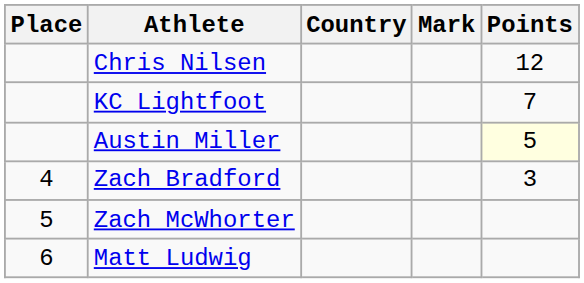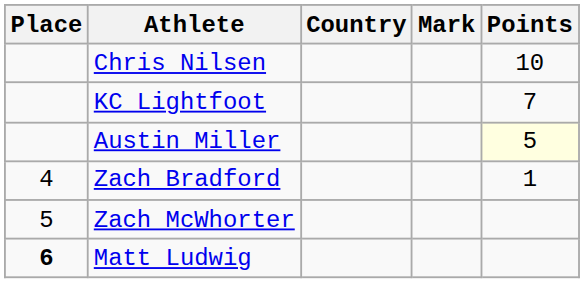(530, 63) 12 -> (530, 63) 10
(530, 180) 3 -> (530, 180) 1
(46, 258) normal -> (46, 258) bold
